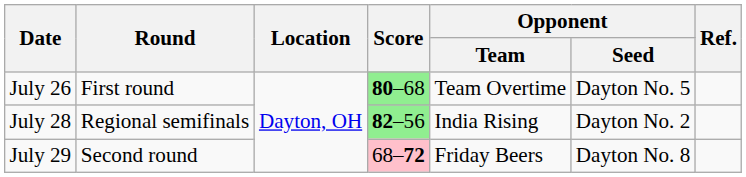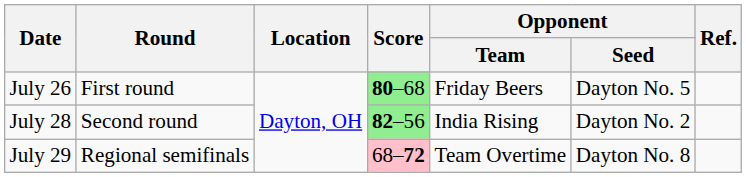(500, 88) Team Overtime -> (489, 88) Friday Beers
(165, 121) Regional semifinals -> (139, 121) Second round
(139, 155) Second round -> (165, 155) Regional semifinals
(489, 155) Friday Beers -> (500, 155) Team Overtime
